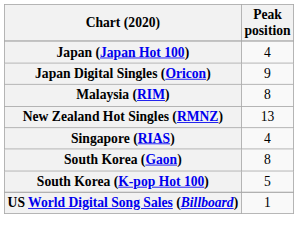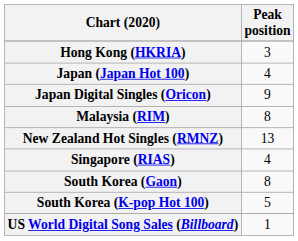+ row: (123, 52)
